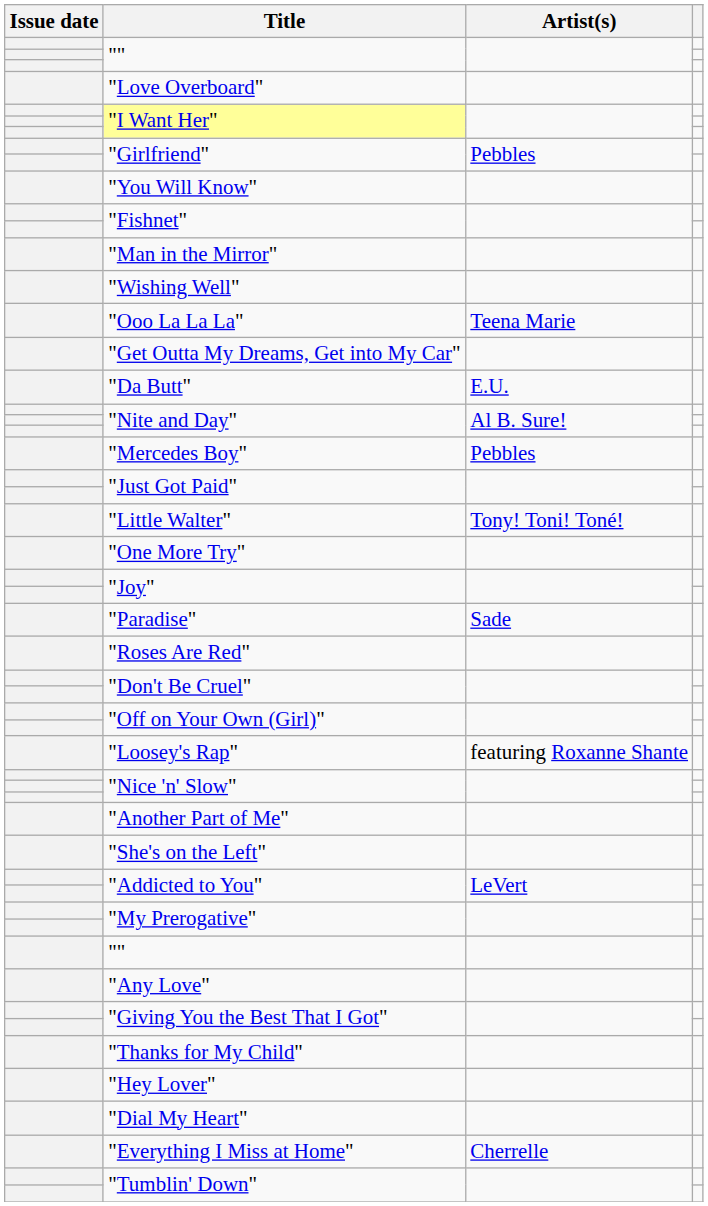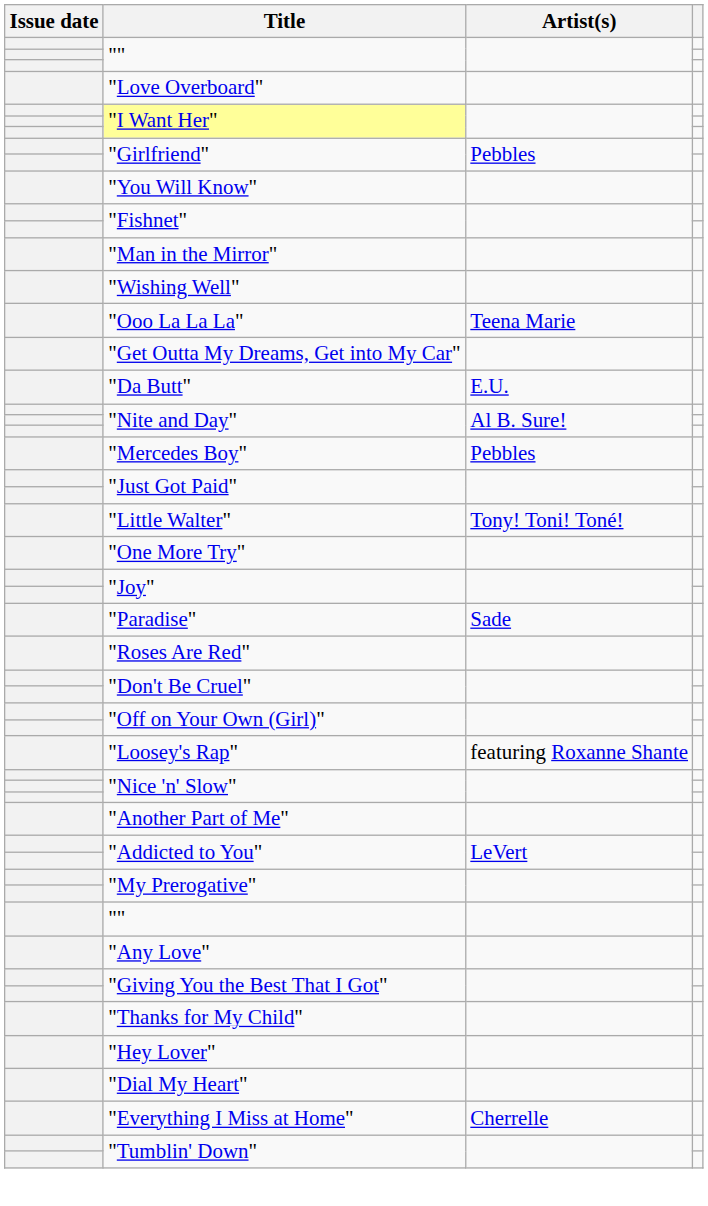- row: (187, 852)
